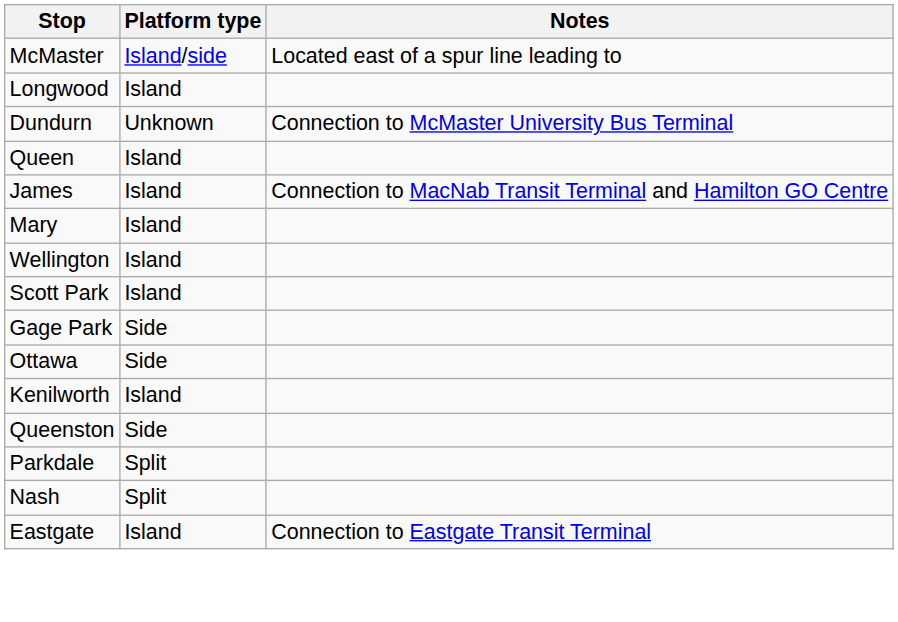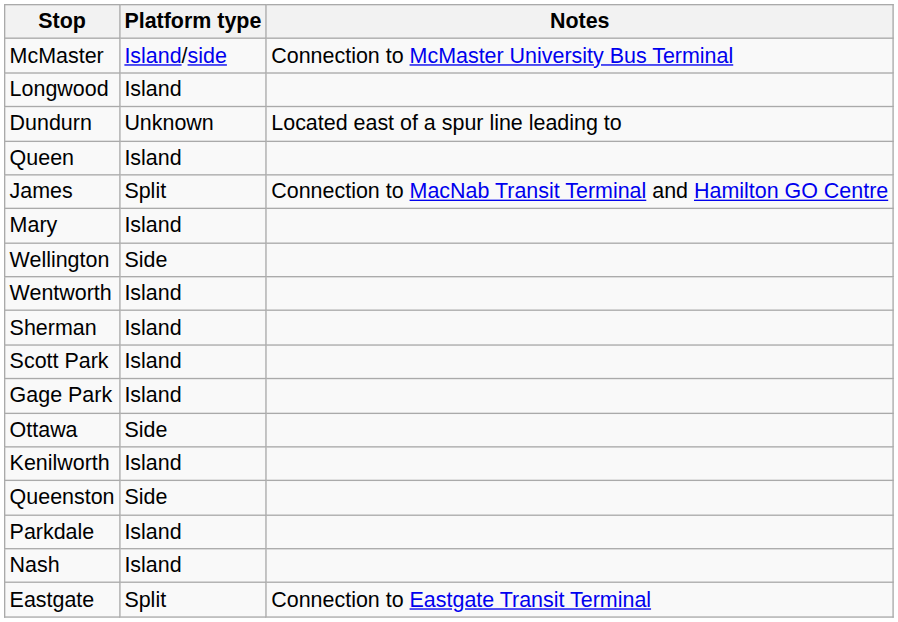(447, 55) Located east of a spur line leading to -> (502, 55) Connection to McMaster University Bus Terminal
(502, 123) Connection to McMaster University Bus Terminal -> (447, 123) Located east of a spur line leading to
(153, 191) Island -> (145, 191) Split
(153, 259) Island -> (146, 259) Side
+ row: (61, 293)
+ row: (53, 327)
(146, 327) Side -> (153, 395) Island
(145, 463) Split -> (153, 531) Island
(145, 497) Split -> (153, 565) Island
(153, 531) Island -> (145, 599) Split
